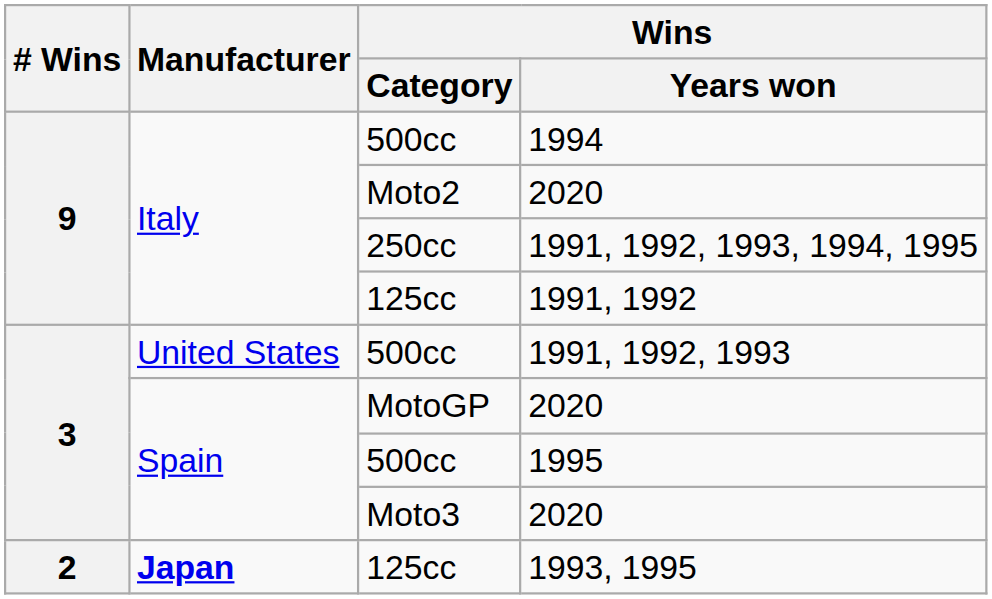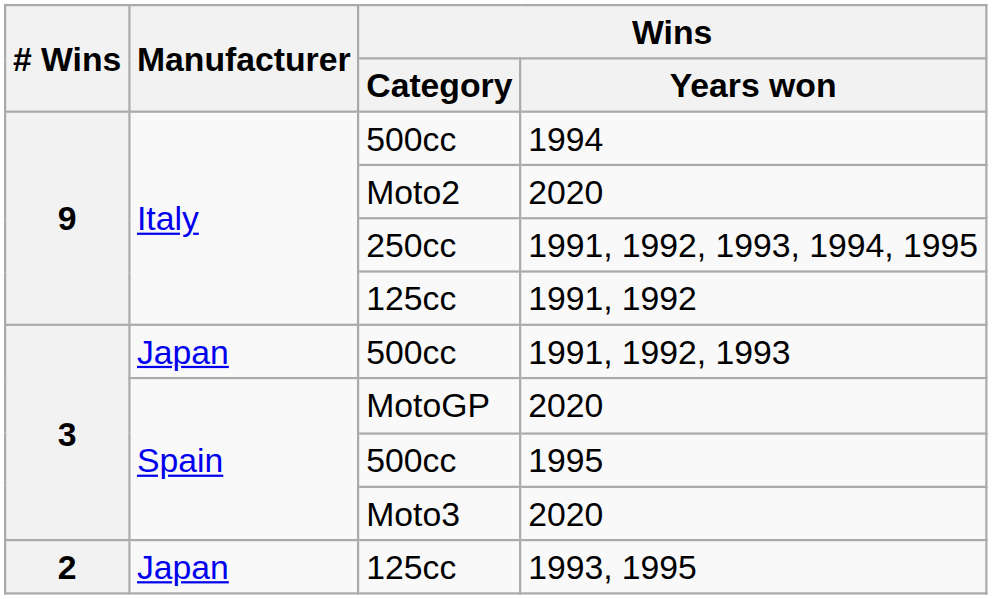(238, 353) United States -> (183, 353) Japan
(186, 566) bold -> (183, 566) normal
